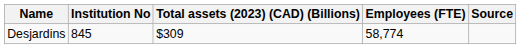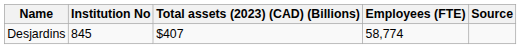(170, 33) $309 -> (170, 33) $407
